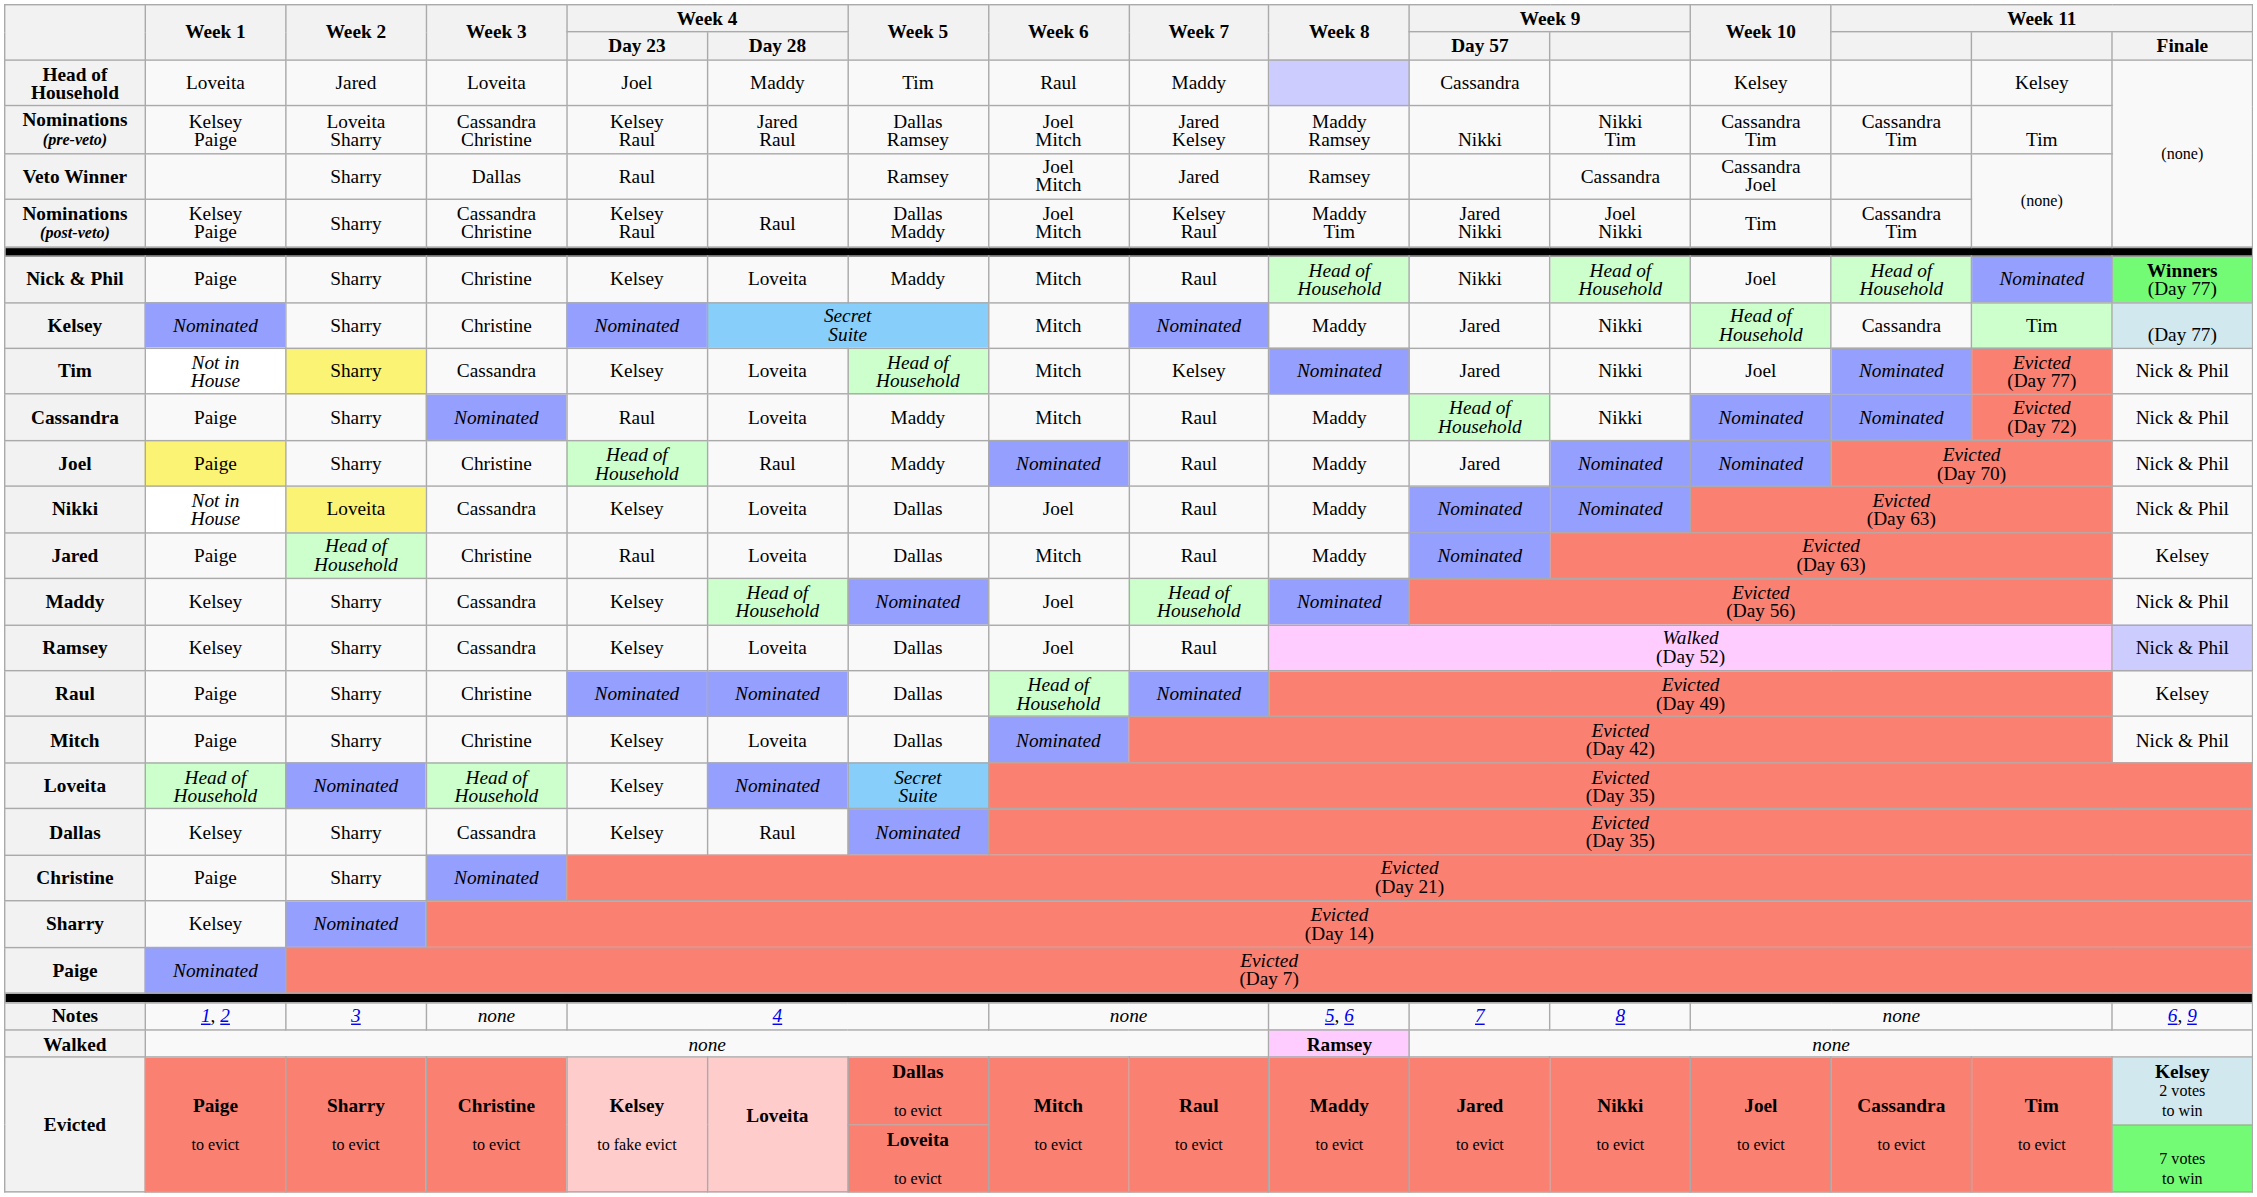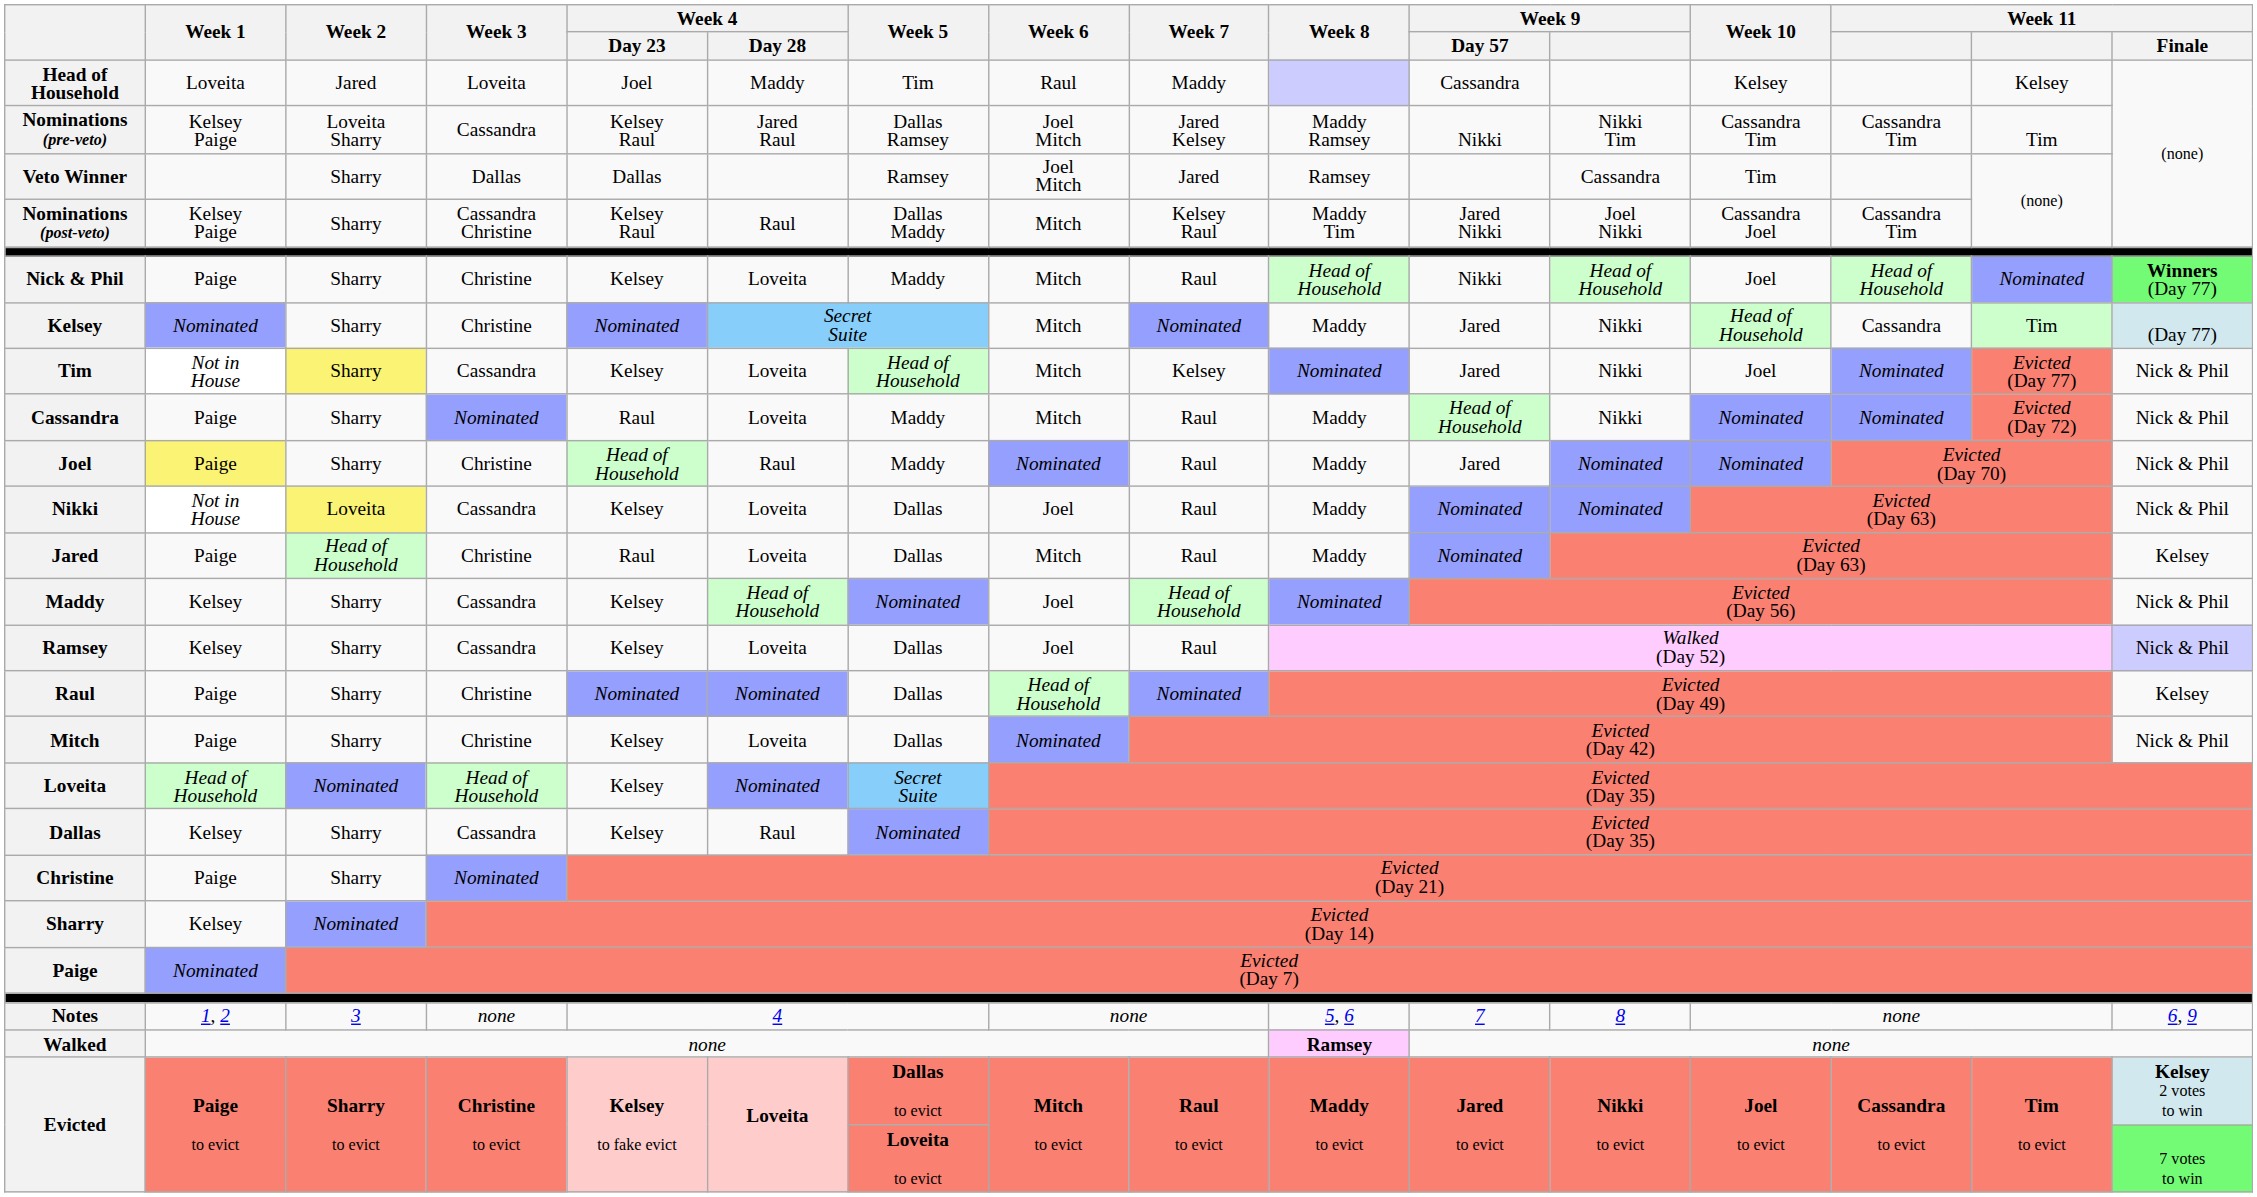(496, 129) Cassandra Christine -> (496, 129) Cassandra
(637, 176) Raul -> (637, 176) Dallas
(1761, 176) Cassandra Joel -> (1761, 176) Tim
(1058, 223) Joel Mitch -> (1058, 223) Mitch
(1761, 223) Tim -> (1761, 223) Cassandra Joel
